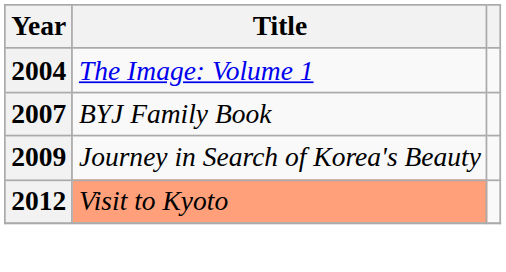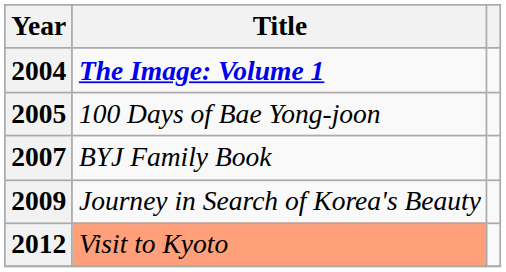(196, 69) normal -> (202, 69) bold
+ row: (39, 113)
